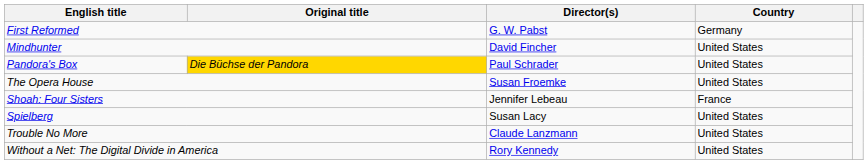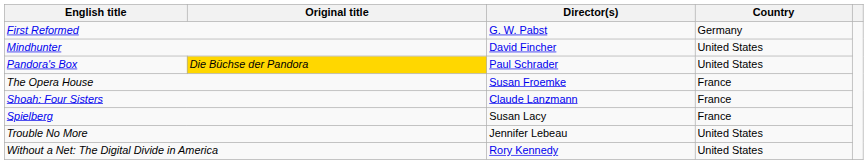(730, 82) United States -> (714, 82) France
(528, 99) Jennifer Lebeau -> (533, 99) Claude Lanzmann
(730, 116) United States -> (714, 116) France
(533, 133) Claude Lanzmann -> (528, 133) Jennifer Lebeau
